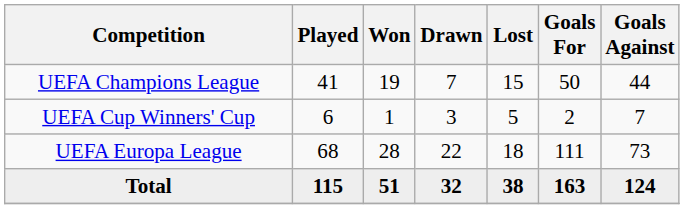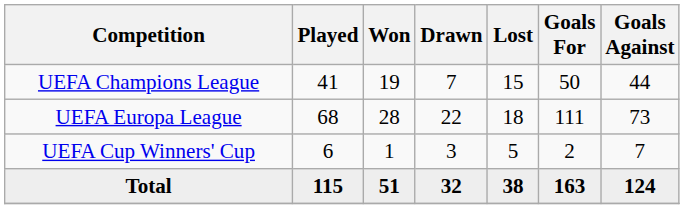rows swapped: (149, 151) <-> (149, 116)
